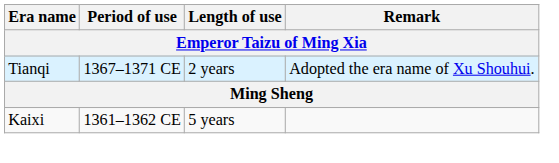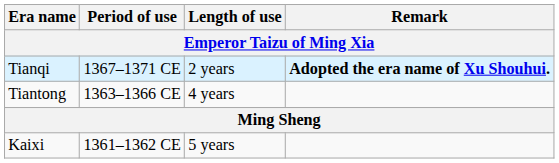(412, 68) normal -> (420, 68) bold
+ row: (37, 94)
